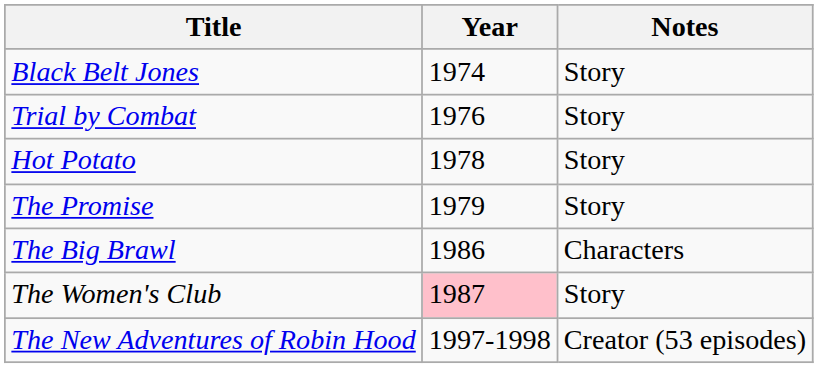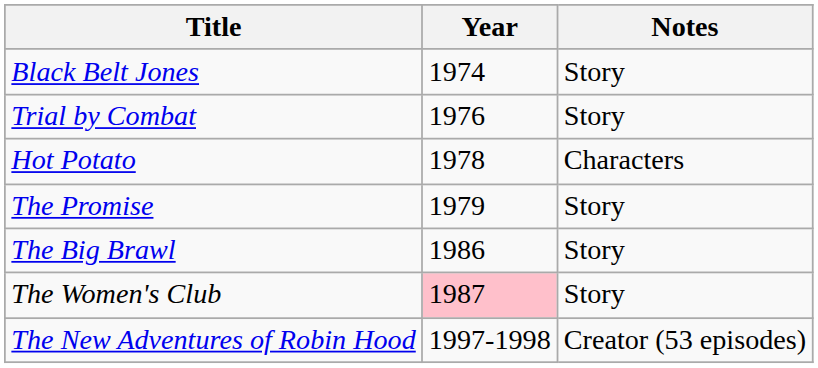(594, 160) Story -> (624, 160) Characters
(624, 250) Characters -> (594, 250) Story
